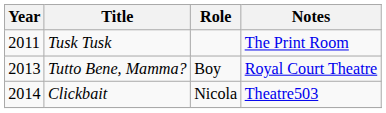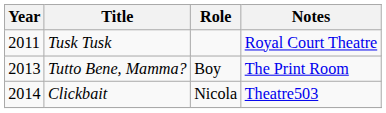(297, 42) The Print Room -> (311, 42) Royal Court Theatre
(311, 68) Royal Court Theatre -> (297, 68) The Print Room
